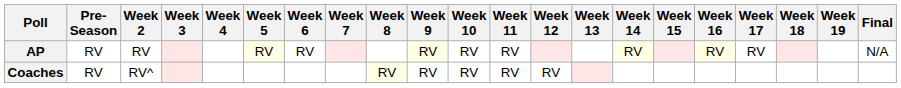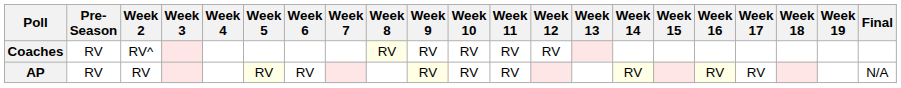rows swapped: (36, 51) <-> (36, 73)
